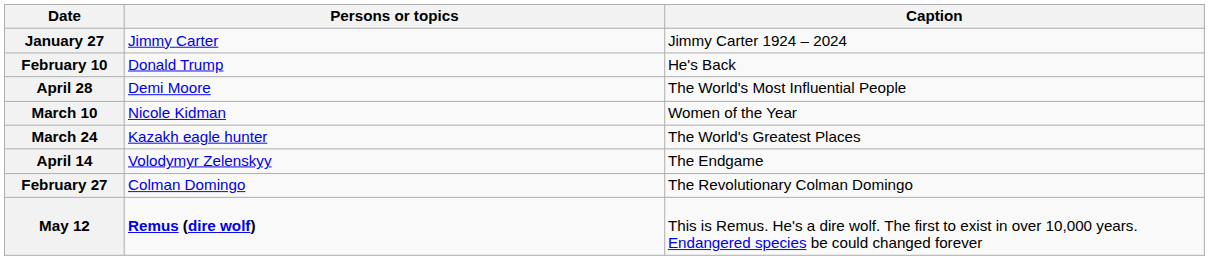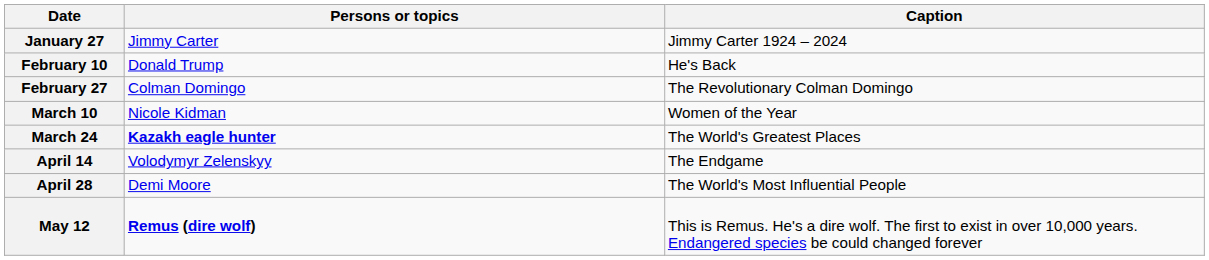rows swapped: (64, 185) <-> (64, 88)
(198, 137) normal -> (202, 137) bold
